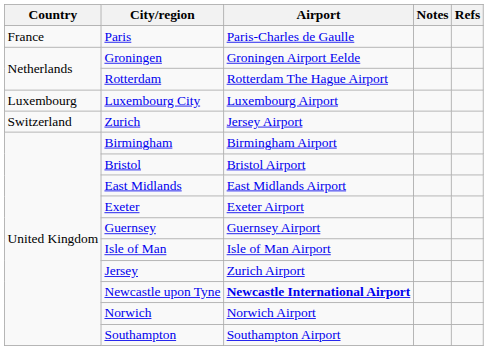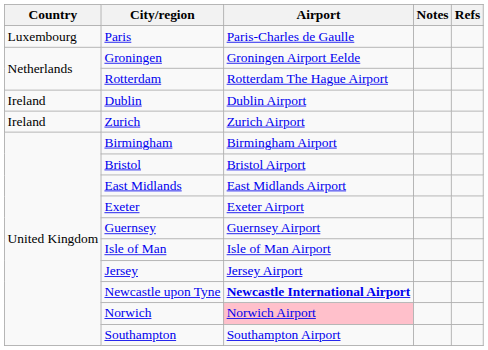(26, 36) France -> (42, 36) Luxembourg
+ row: (123, 100)
- row: (152, 100)
(40, 121) Switzerland -> (27, 121) Ireland
(265, 121) Jersey Airport -> (266, 121) Zurich Airport
(266, 270) Zurich Airport -> (265, 270) Jersey Airport
(271, 313) no background -> (271, 313) pink background
